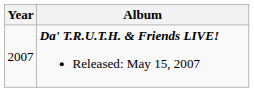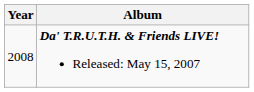(21, 56) 2007 -> (21, 56) 2008
